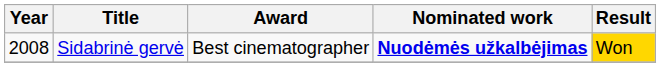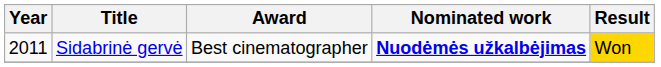(29, 47) 2008 -> (28, 47) 2011
